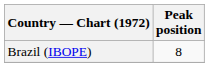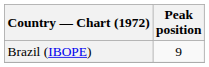(179, 51) 8 -> (179, 51) 9
